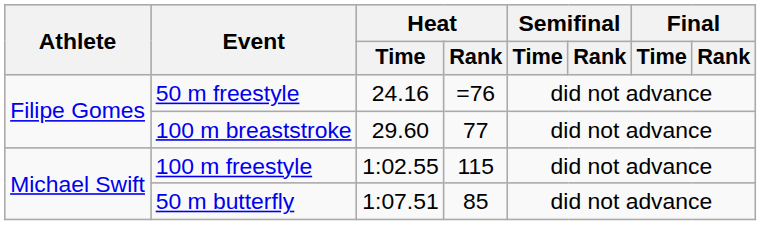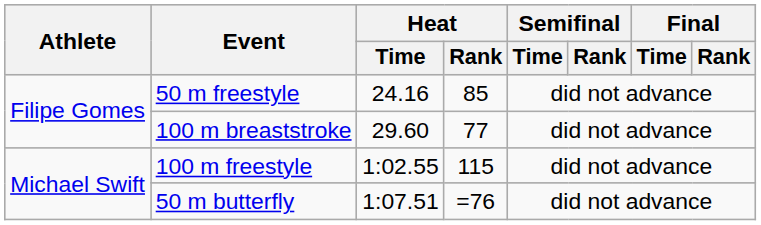(476, 94) =76 -> (476, 94) 85
(476, 202) 85 -> (476, 202) =76
